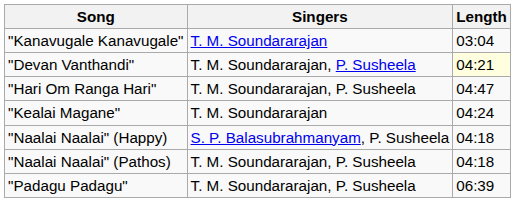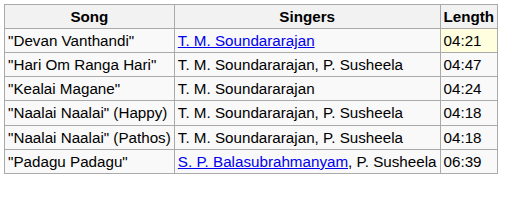- row: (96, 41)
(303, 65) T. M. Soundararajan, P. Susheela -> (246, 41) T. M. Soundararajan
(320, 137) S. P. Balasubrahmanyam, P. Susheela -> (290, 113) T. M. Soundararajan, P. Susheela
(303, 185) T. M. Soundararajan, P. Susheela -> (307, 161) S. P. Balasubrahmanyam, P. Susheela
